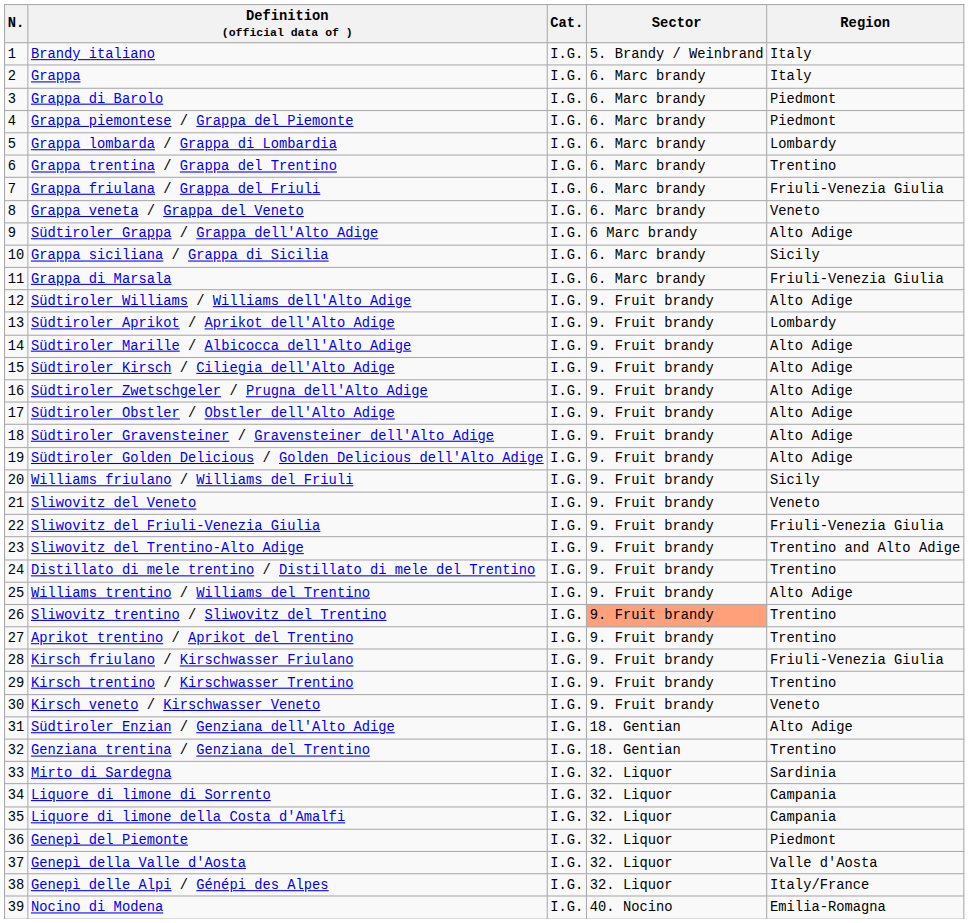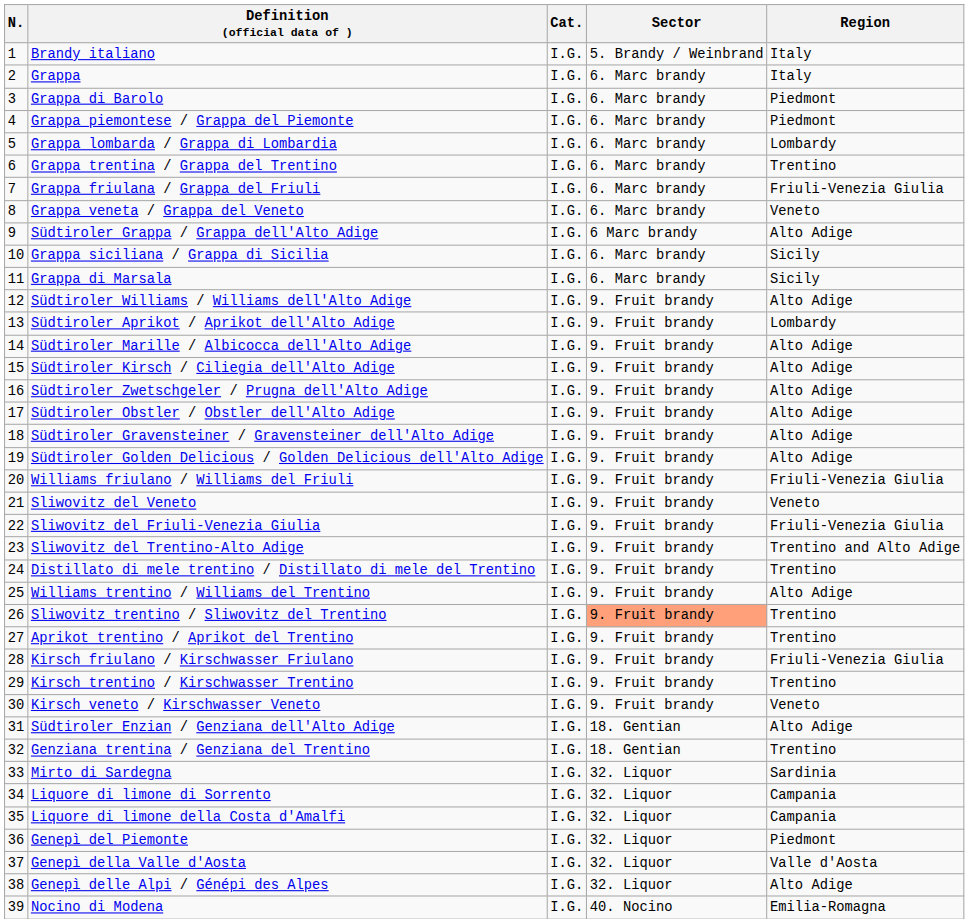(857, 279) Friuli-Venezia Giulia -> (795, 279) Sicily
(795, 481) Sicily -> (857, 481) Friuli-Venezia Giulia
(820, 885) Italy/France -> (811, 885) Alto Adige
